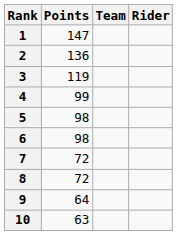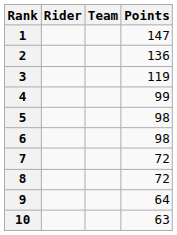columns swapped: (151, 15) <-> (67, 15)
